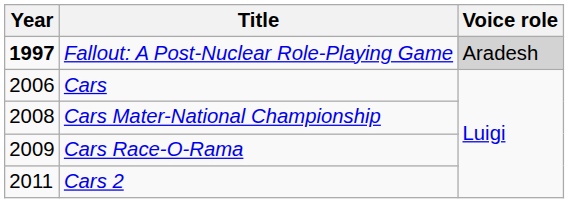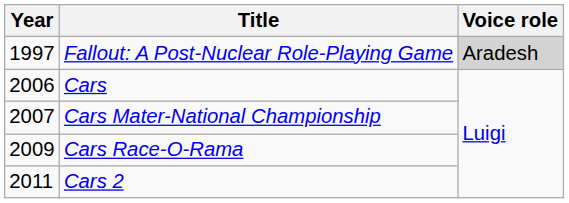(32, 52) bold -> (32, 52) normal
(32, 117) 2008 -> (32, 117) 2007
